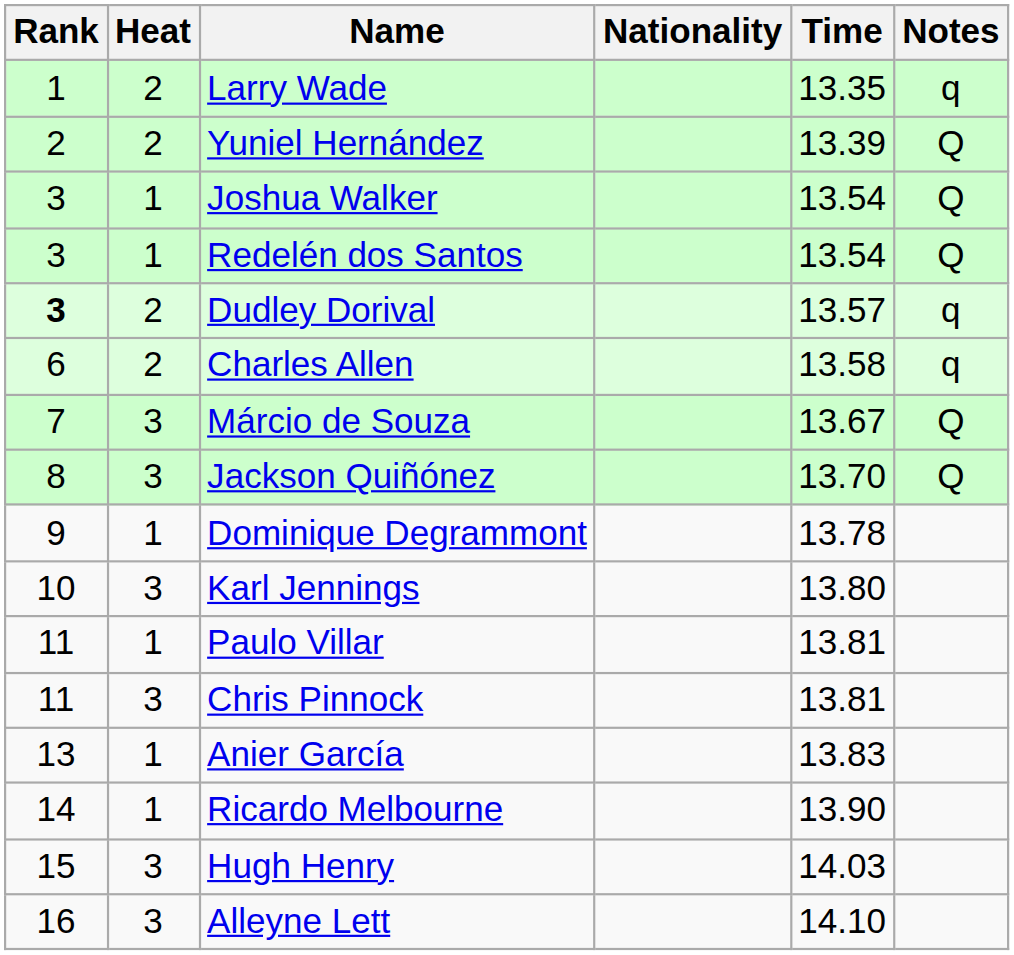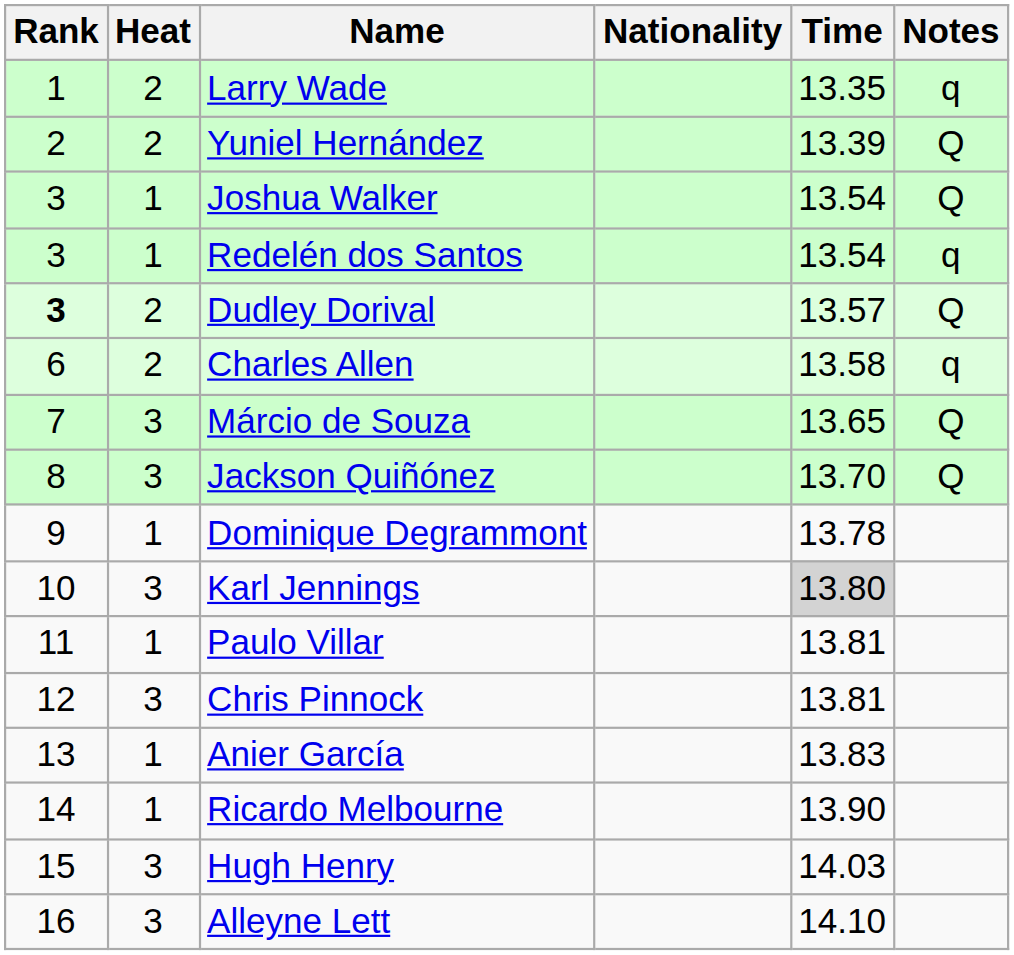(951, 254) Q -> (951, 254) q
(951, 310) q -> (951, 310) Q
(842, 421) 13.67 -> (842, 421) 13.65
(842, 587) no background -> (842, 587) lightgrey background
(56, 699) 11 -> (56, 699) 12
